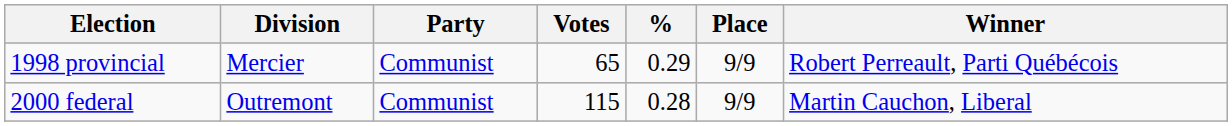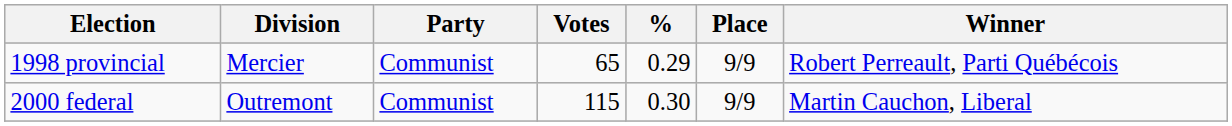(669, 101) 0.28 -> (669, 101) 0.30
